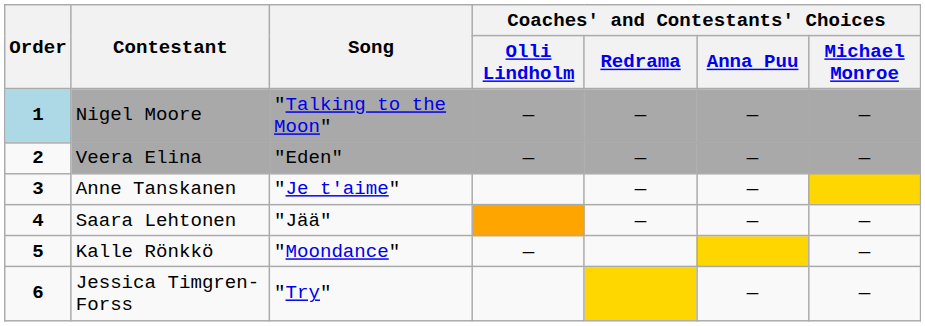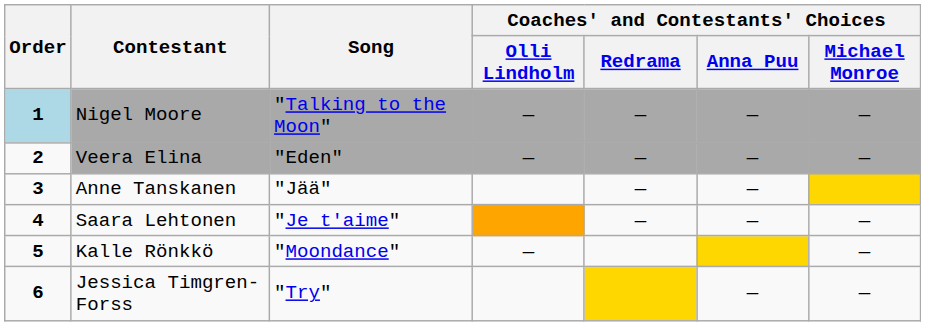(337, 189) "Je t'aime" -> (303, 189) "Jää"
(303, 220) "Jää" -> (337, 220) "Je t'aime"
